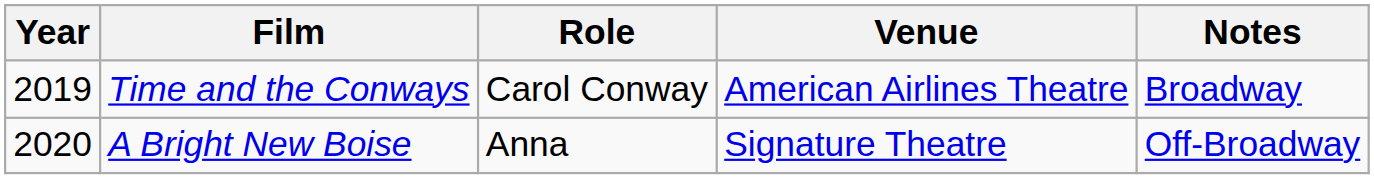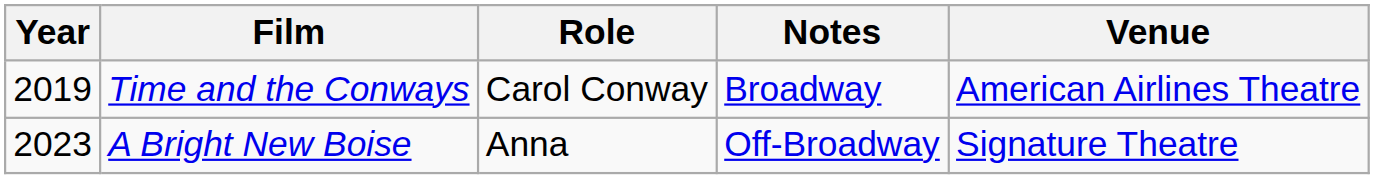columns swapped: (926, 32) <-> (1252, 32)
(53, 144) 2020 -> (53, 144) 2023
